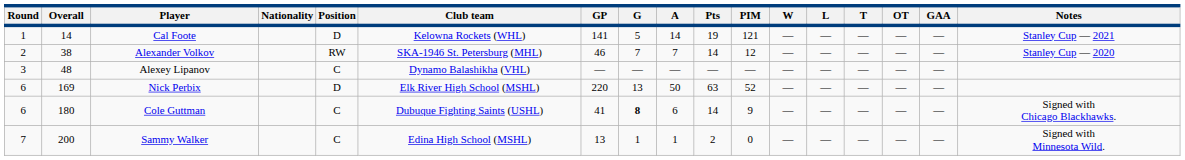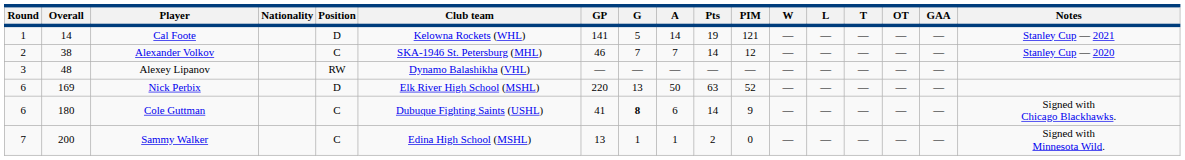(337, 53) RW -> (337, 53) C
(337, 70) C -> (337, 70) RW
